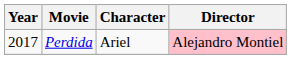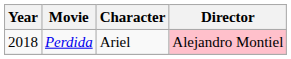(23, 41) 2017 -> (23, 41) 2018
